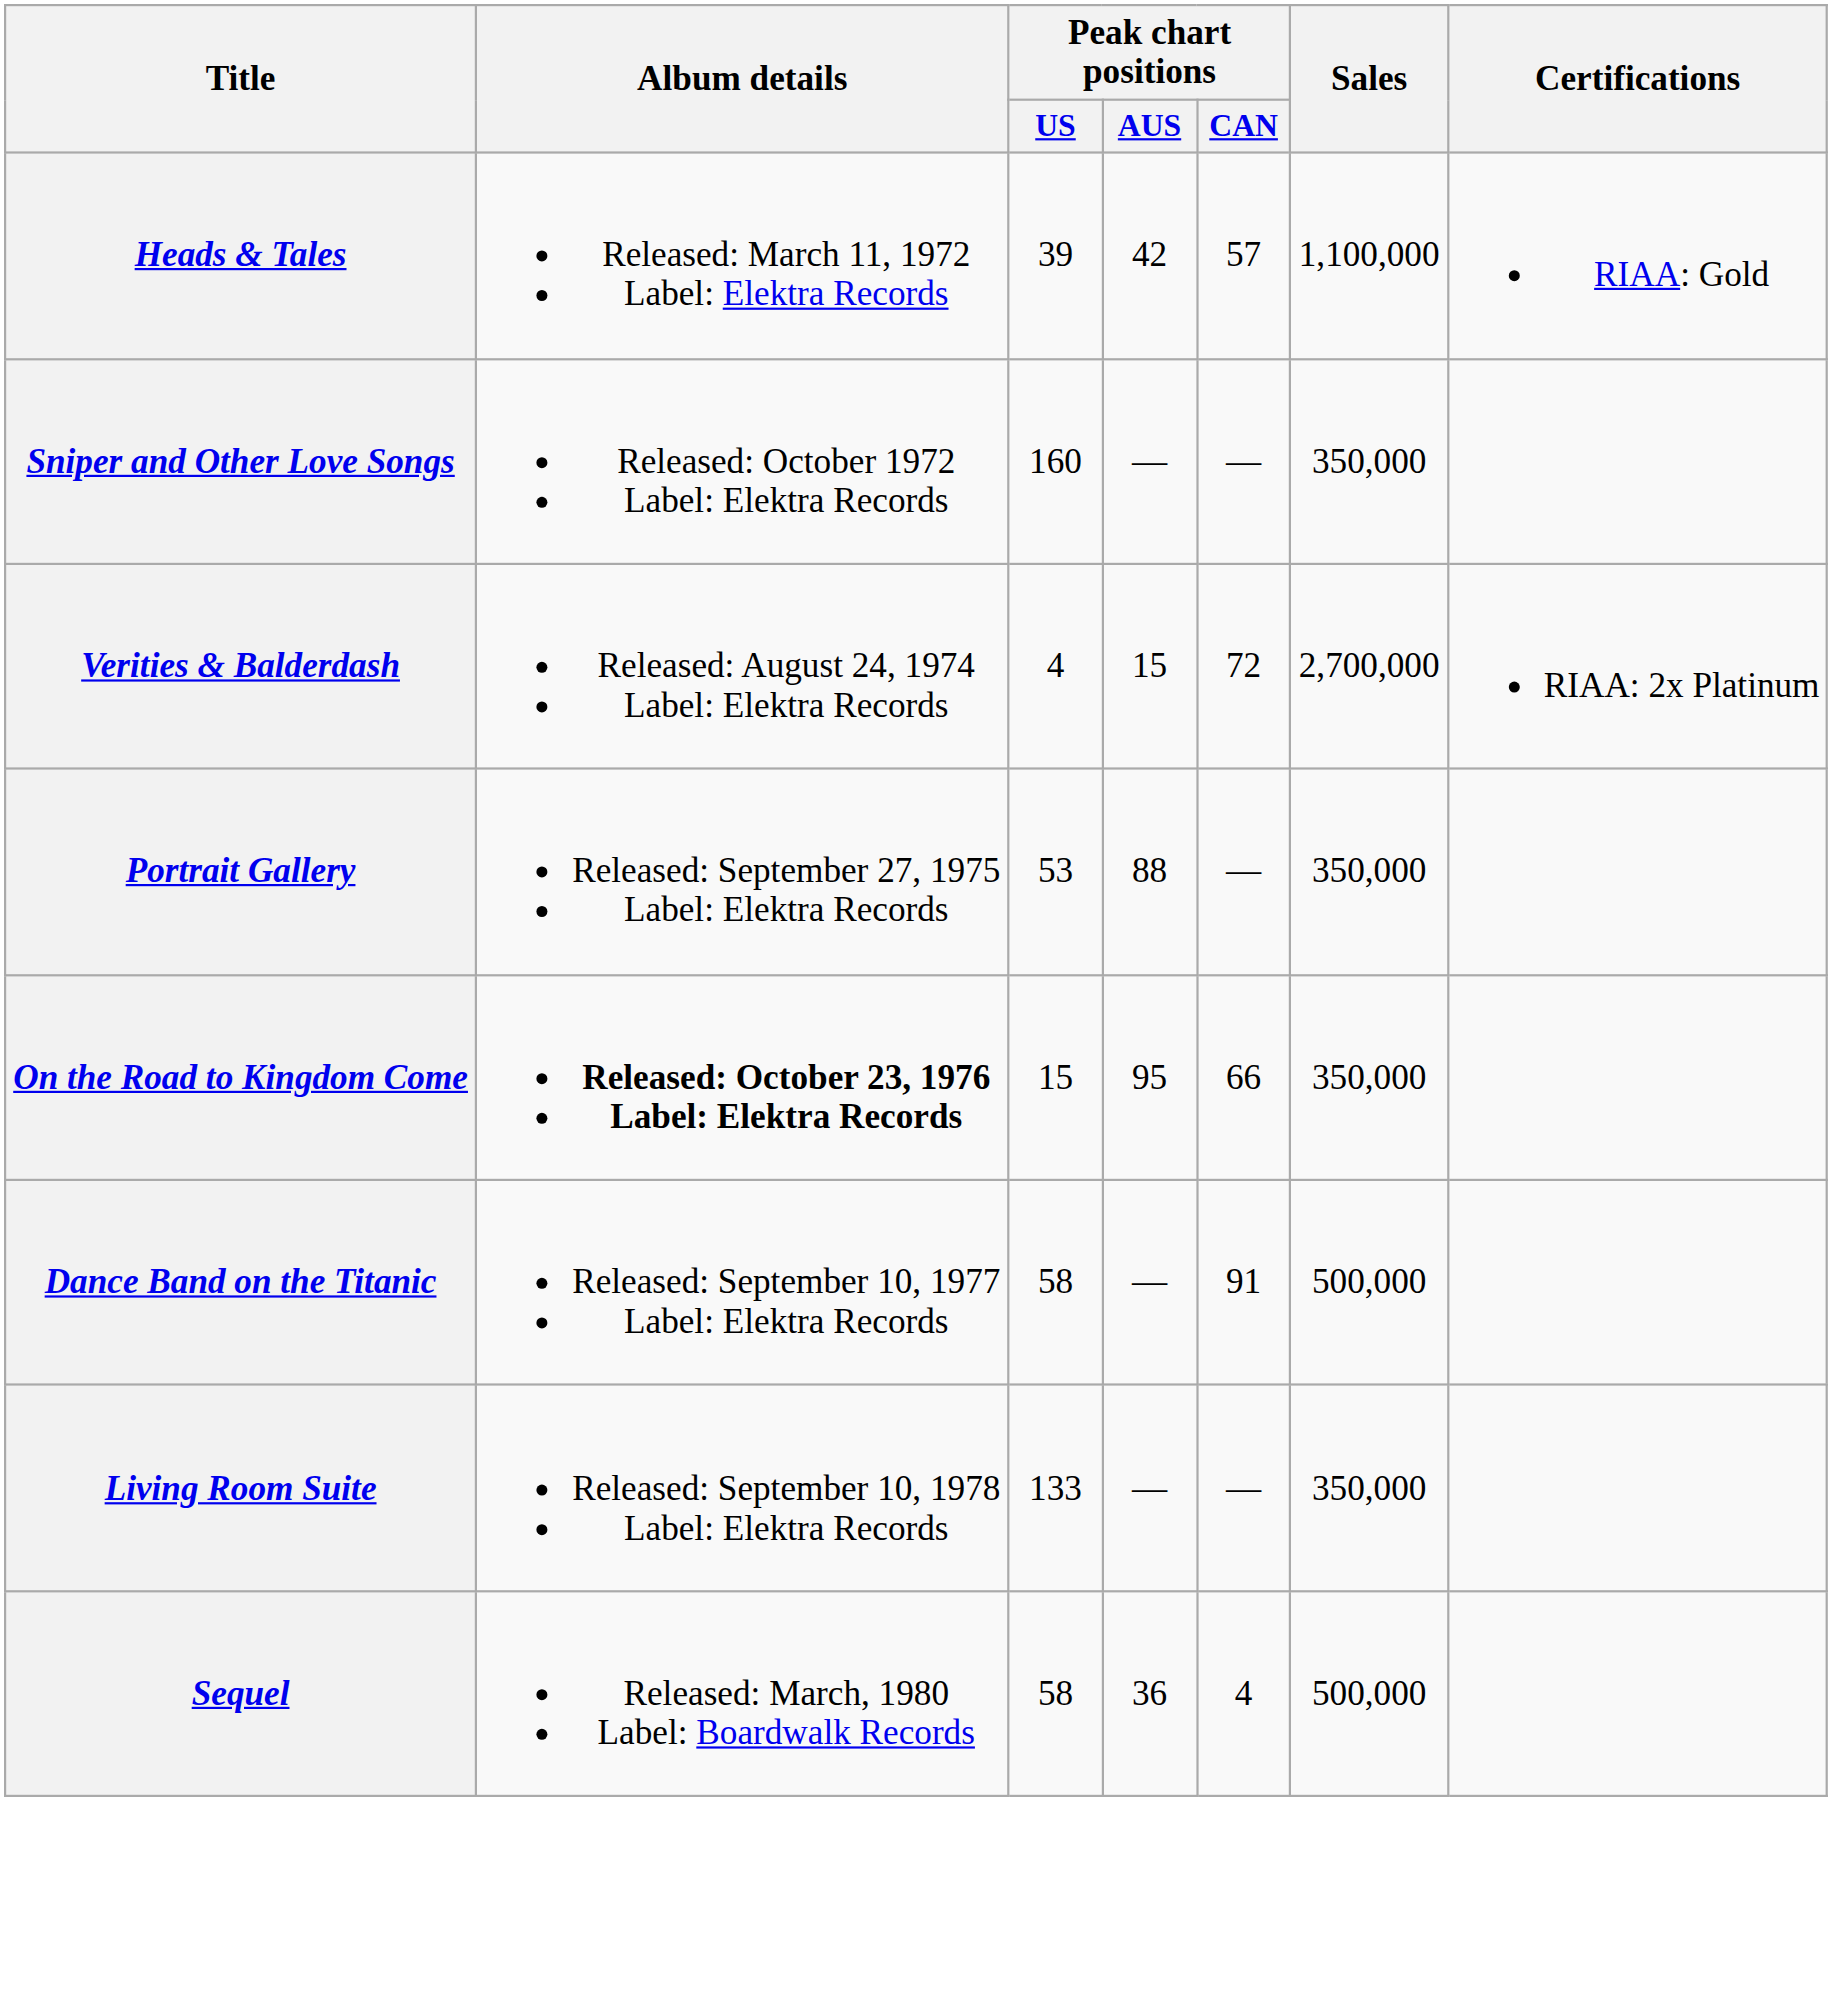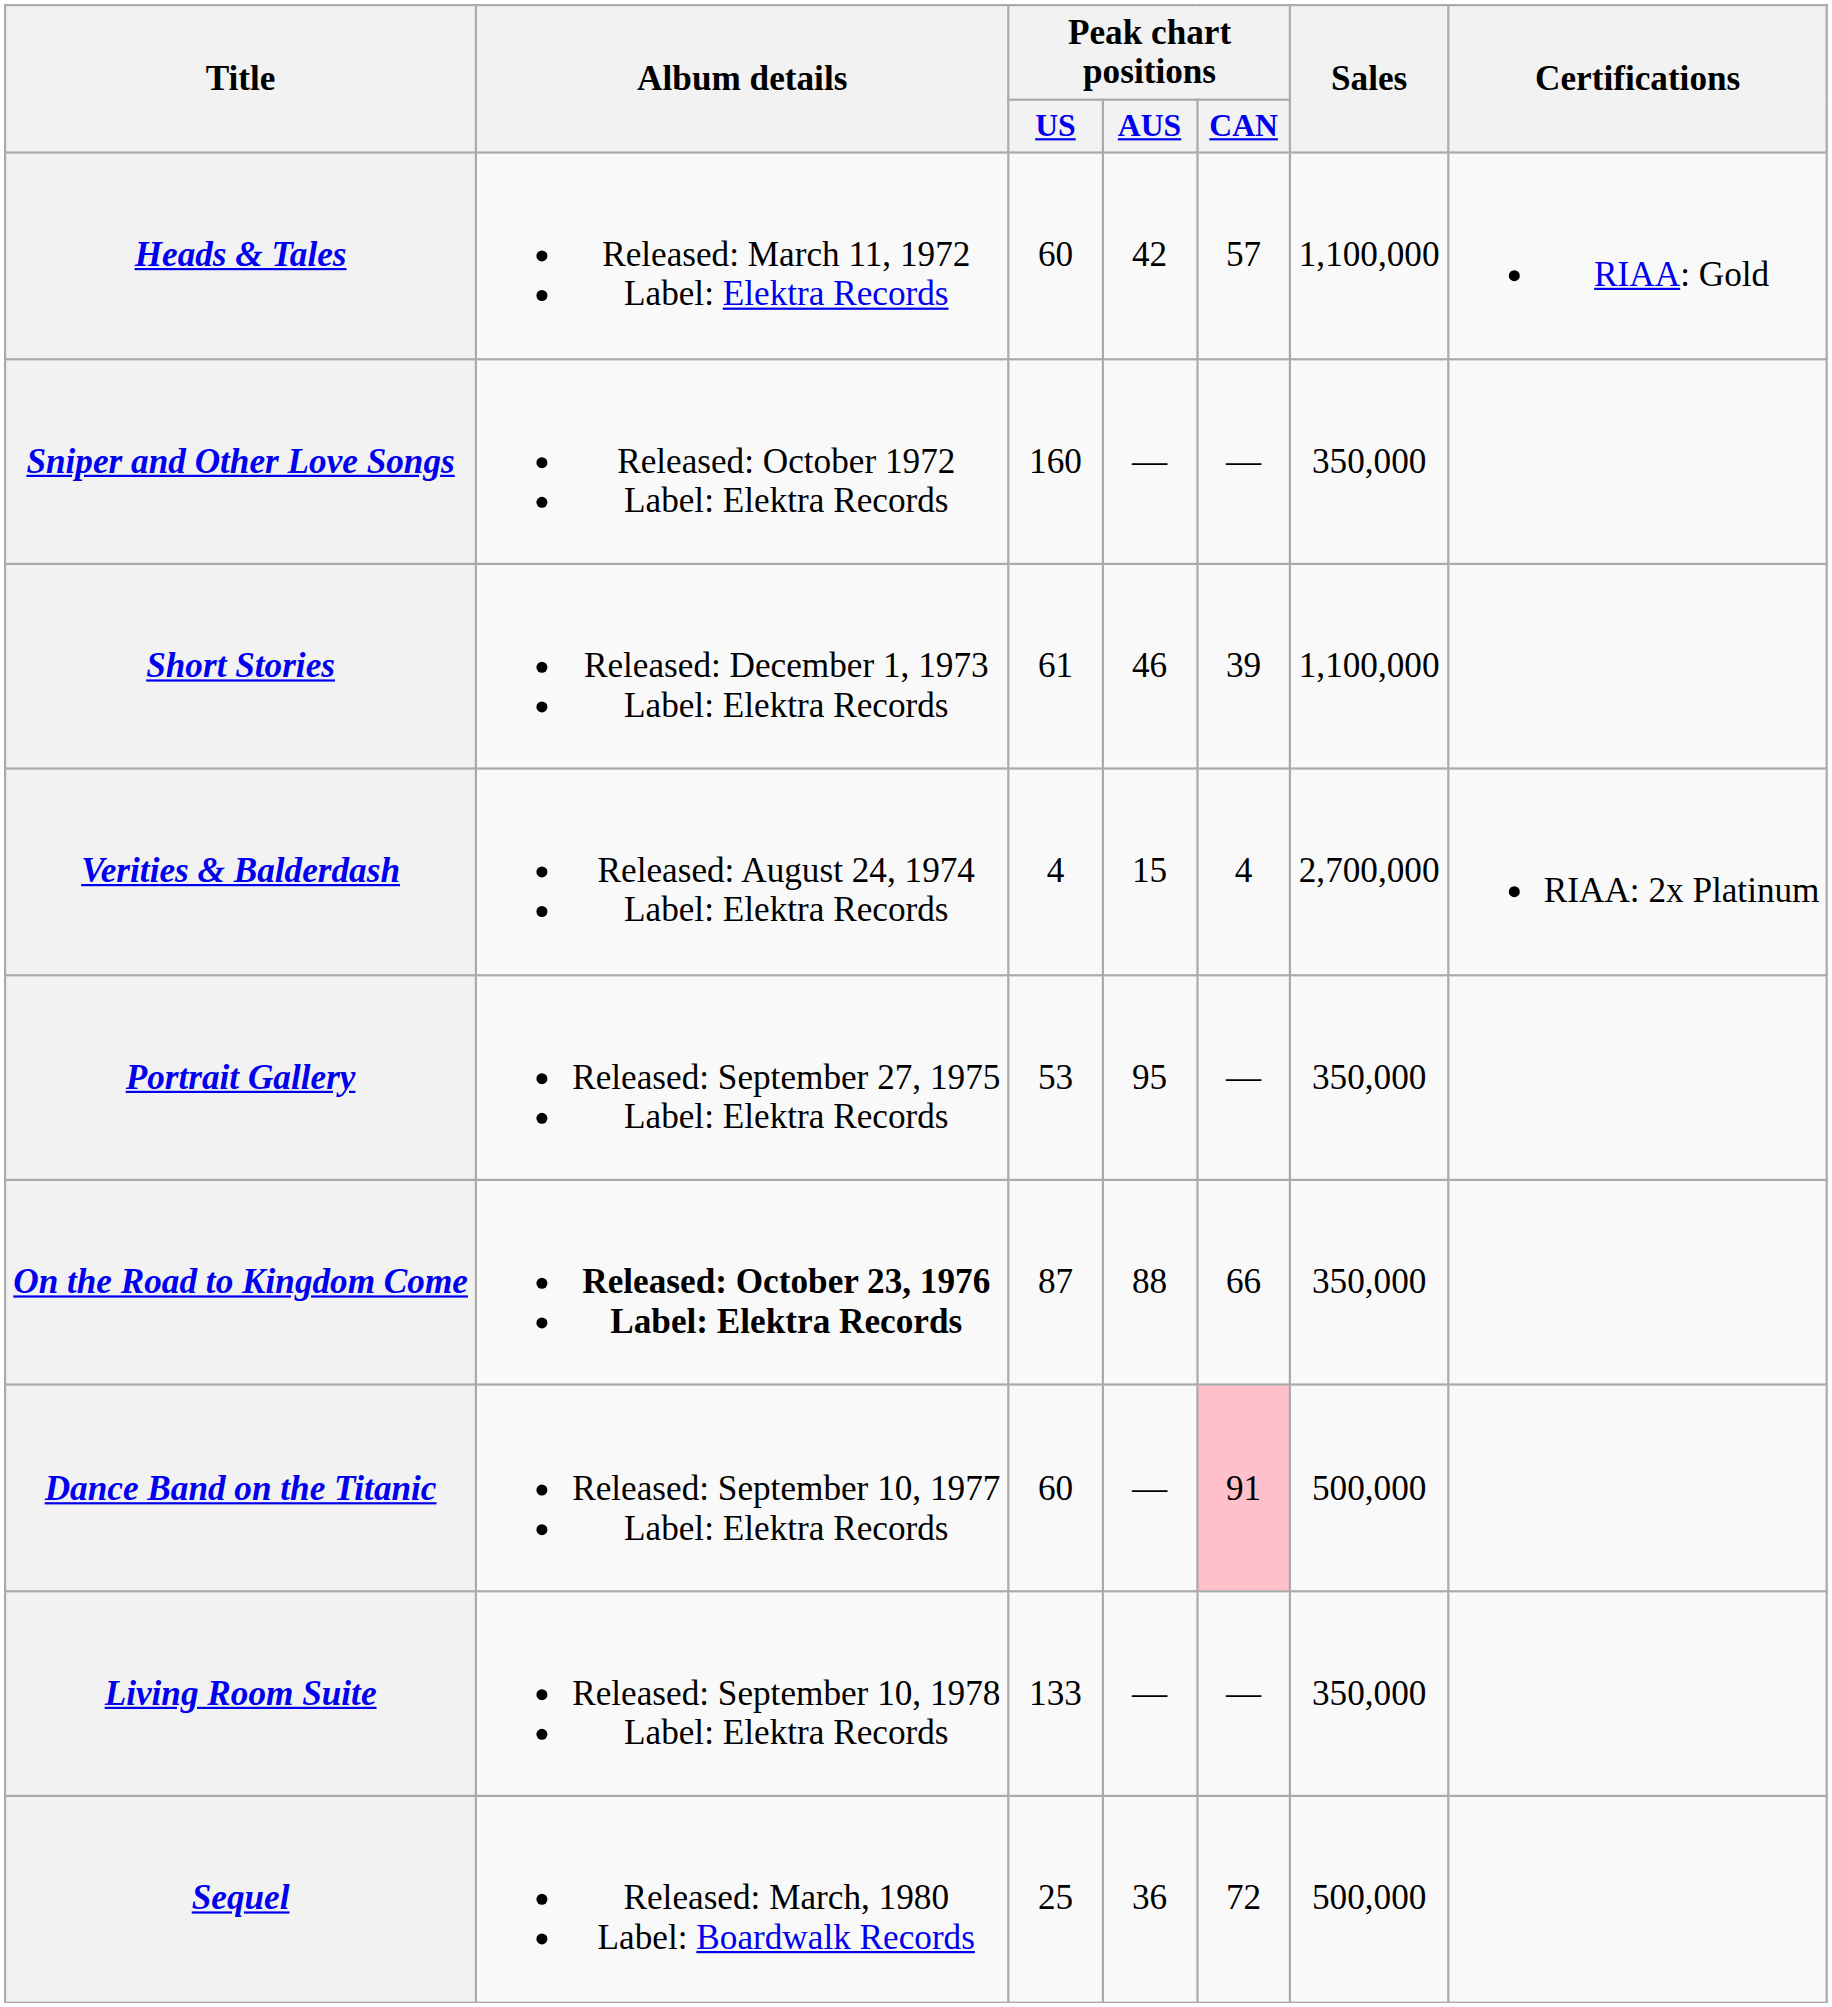(1055, 254) 39 -> (1055, 254) 60
+ row: (241, 665)
(1244, 665) 72 -> (1244, 871) 4
(1150, 871) 88 -> (1150, 1076) 95
(1055, 1076) 15 -> (1055, 1282) 87
(1150, 1076) 95 -> (1150, 1282) 88
(1055, 1282) 58 -> (1055, 1487) 60
(1244, 1282) no background -> (1244, 1487) pink background
(1055, 1692) 58 -> (1055, 1898) 25
(1244, 1692) 4 -> (1244, 1898) 72
